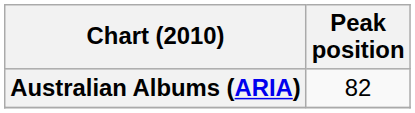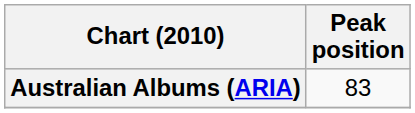(358, 88) 82 -> (358, 88) 83
